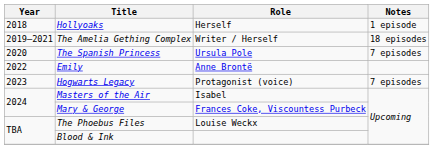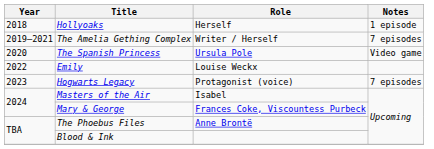(398, 39) 18 episodes -> (396, 39) 7 episodes
(396, 53) 7 episodes -> (396, 53) Video game
(224, 67) Anne Brontë -> (226, 67) Louise Weckx
(226, 123) Louise Weckx -> (224, 123) Anne Brontë
